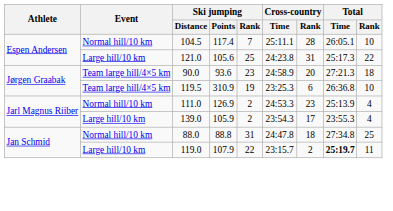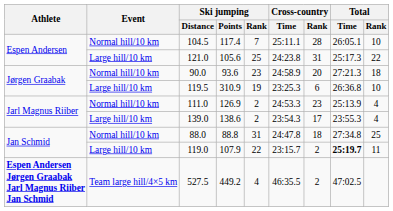(127, 73) Team large hill/4×5 km -> (124, 73) Normal hill/10 km
(127, 88) Team large hill/4×5 km -> (121, 88) Large hill/10 km
(223, 119) 105.9 -> (230, 119) 138.6
+ row: (198, 182)
